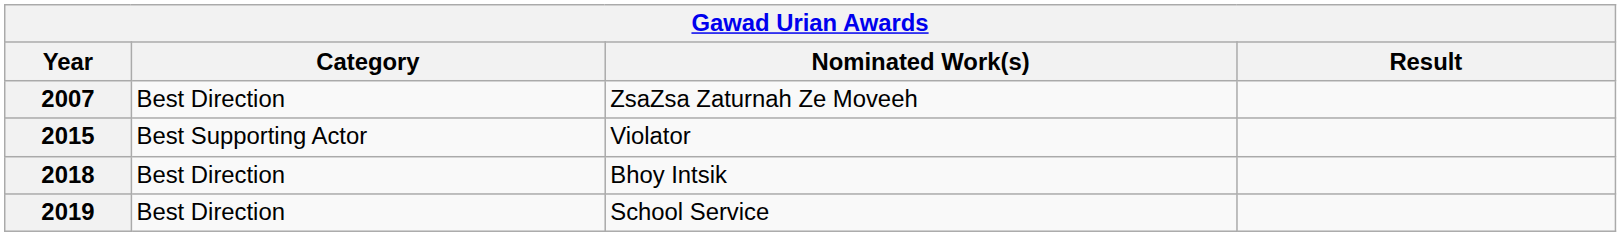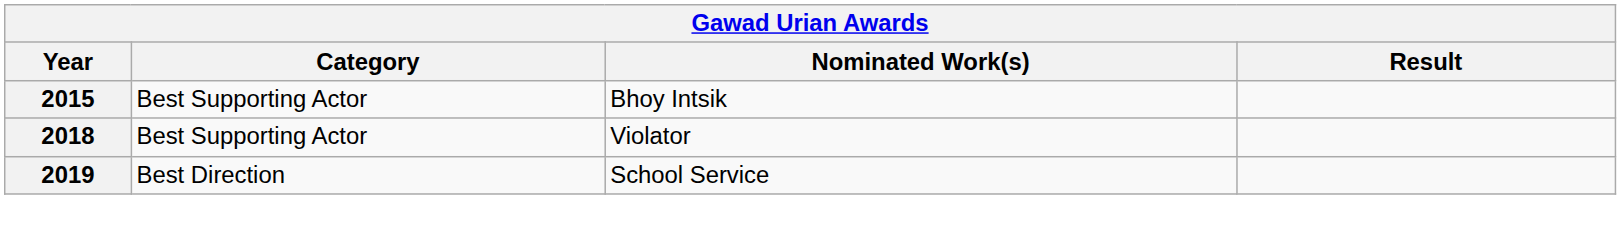- row: (68, 99)
(650, 136) Violator -> (669, 99) Bhoy Intsik
(211, 174) Best Direction -> (252, 136) Best Supporting Actor
(669, 174) Bhoy Intsik -> (650, 136) Violator
